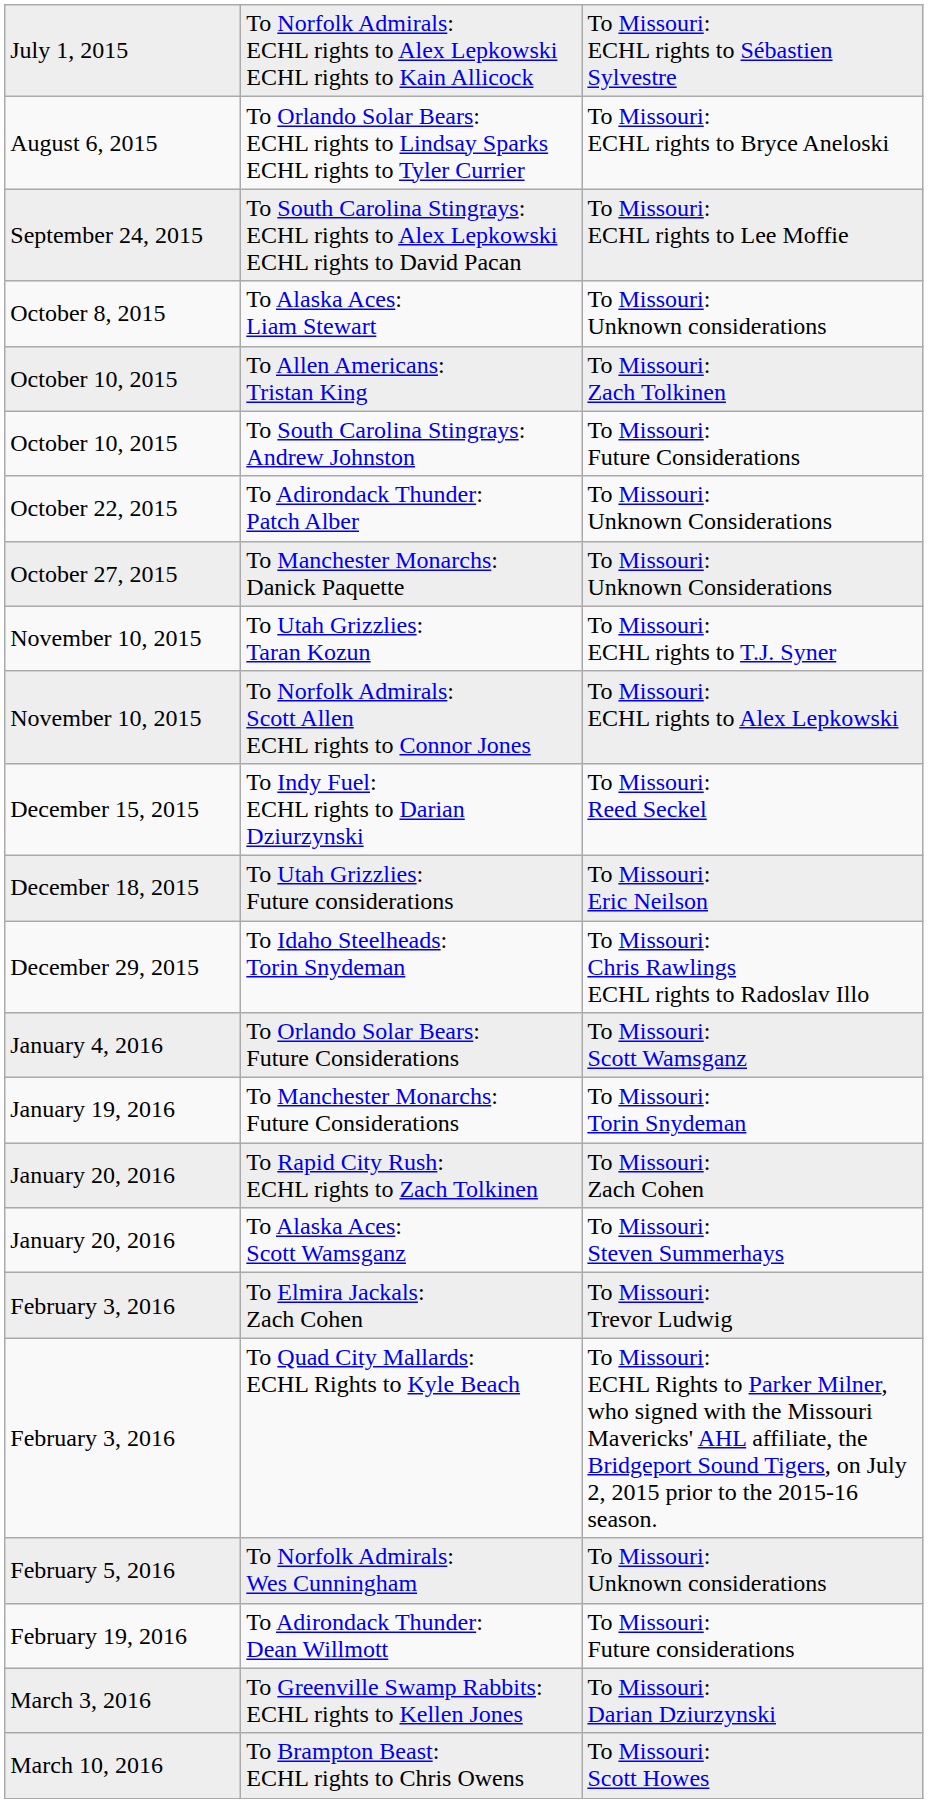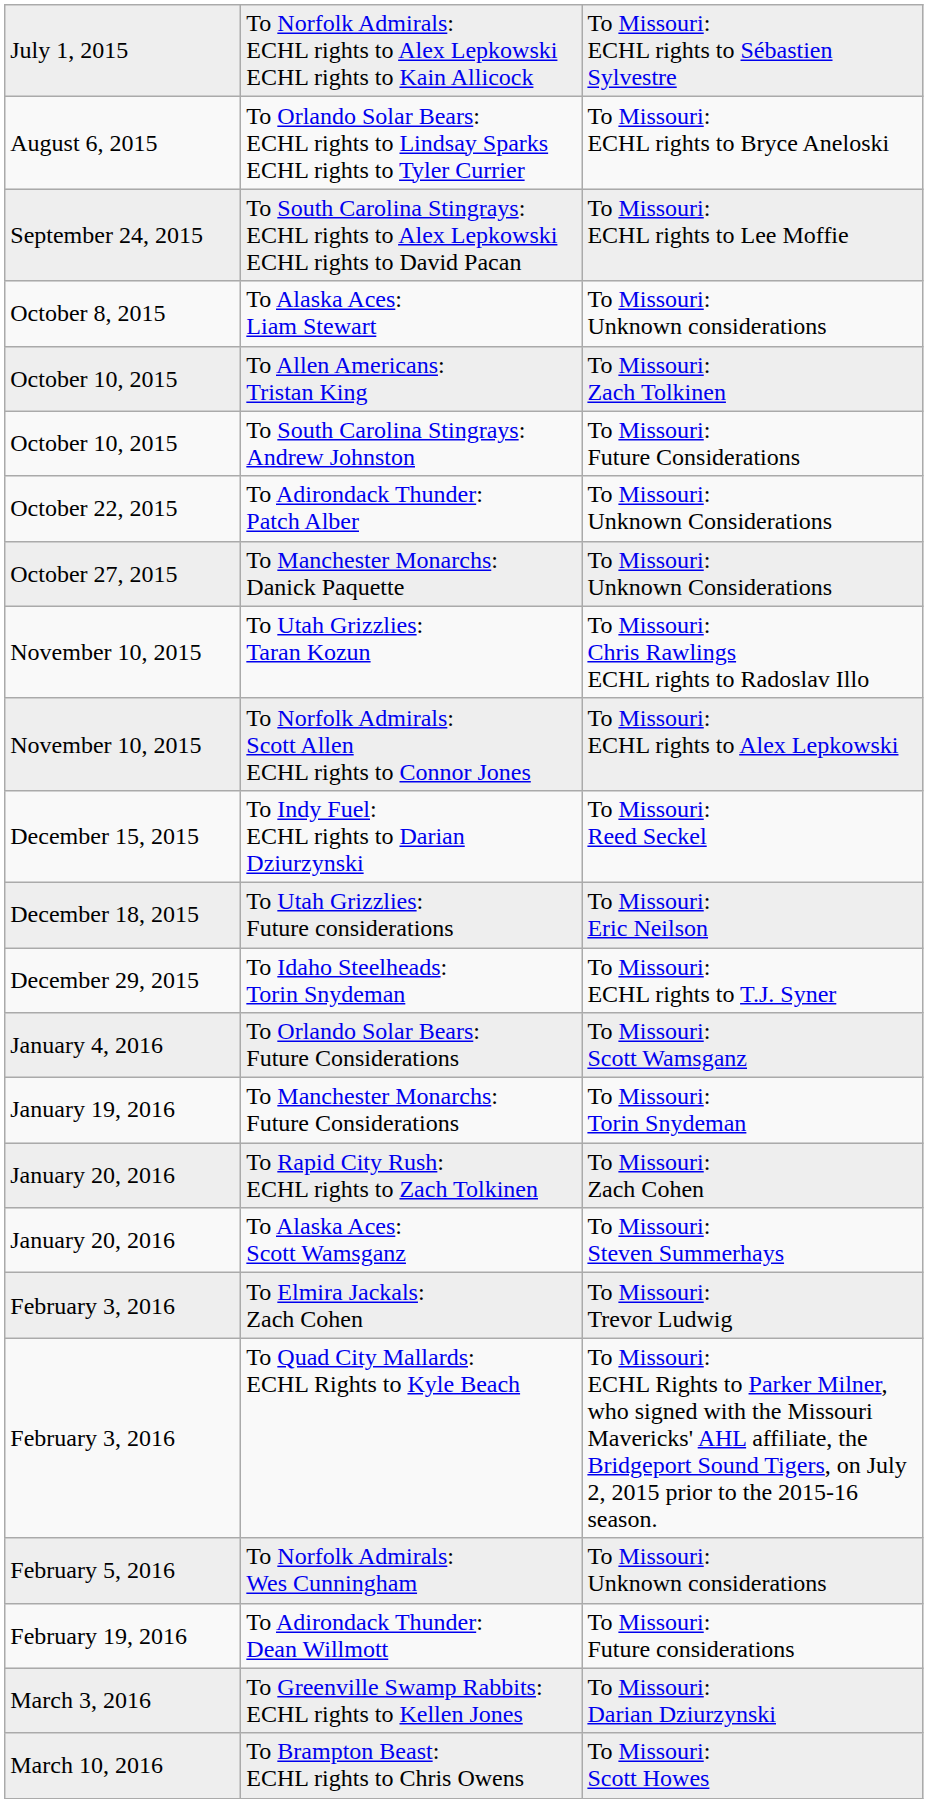(712, 638) To Missouri: ECHL rights to T.J. Syner -> (728, 652) To Missouri: Chris Rawlings ECHL rights to Radoslav Illo
(728, 966) To Missouri: Chris Rawlings ECHL rights to Radoslav Illo -> (712, 979) To Missouri: ECHL rights to T.J. Syner
